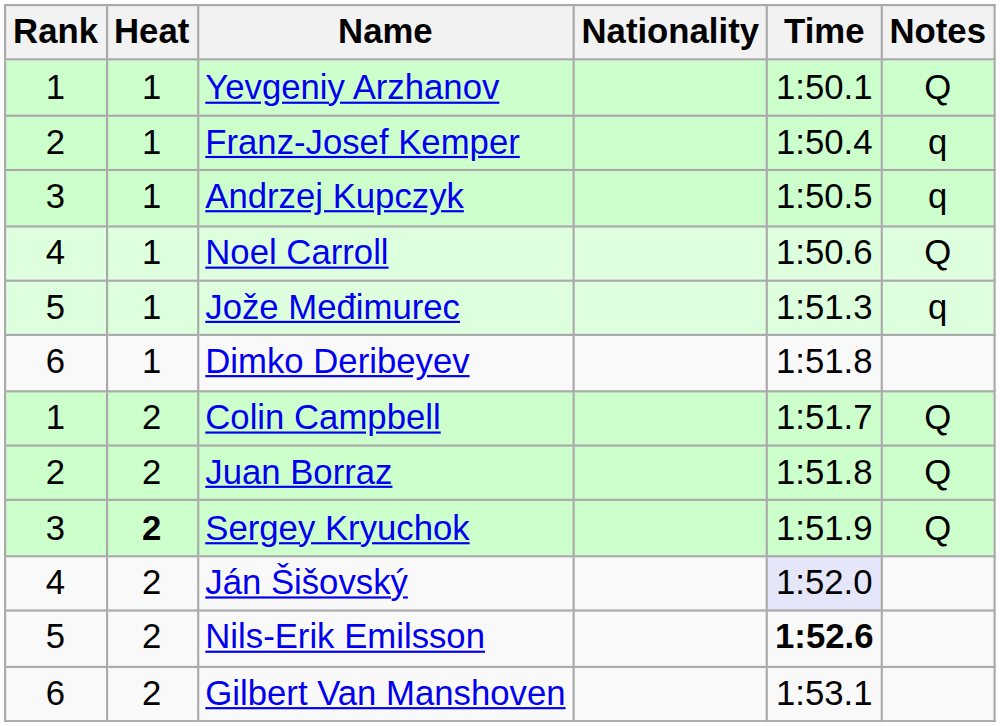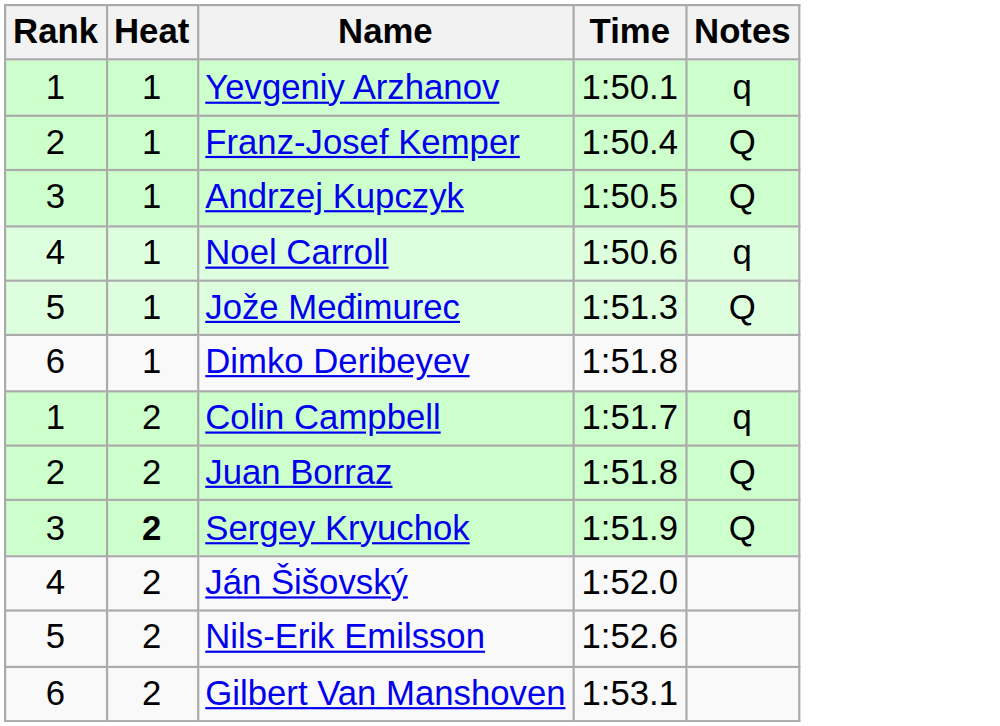- column: (670, 32)
(938, 87) Q -> (742, 87) q
(938, 142) q -> (742, 142) Q
(938, 197) q -> (742, 197) Q
(938, 252) Q -> (742, 252) q
(938, 307) q -> (742, 307) Q
(938, 417) Q -> (742, 417) q
(824, 582) lavender background -> (630, 582) no background
(824, 637) bold -> (630, 637) normal
